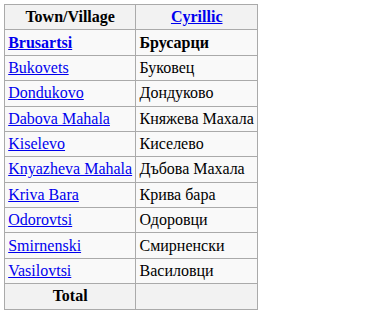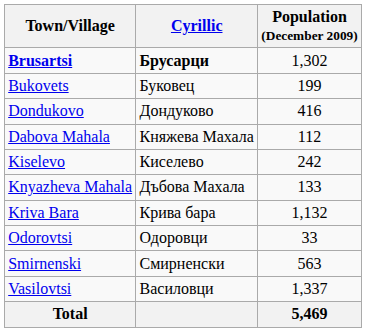+ column: (309, 26)
